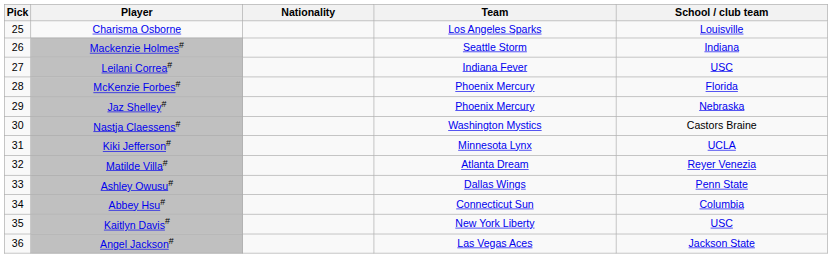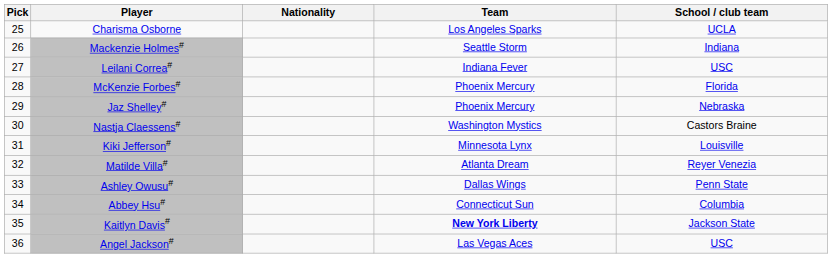(722, 29) Louisville -> (722, 29) UCLA
(722, 145) UCLA -> (722, 145) Louisville
(495, 224) normal -> (495, 224) bold
(722, 224) USC -> (722, 224) Jackson State
(722, 243) Jackson State -> (722, 243) USC
